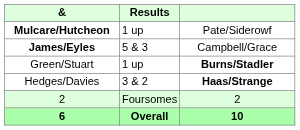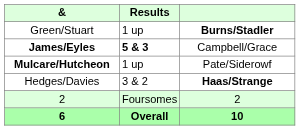rows swapped: (62, 30) <-> (62, 64)
(135, 47) normal -> (135, 47) bold
